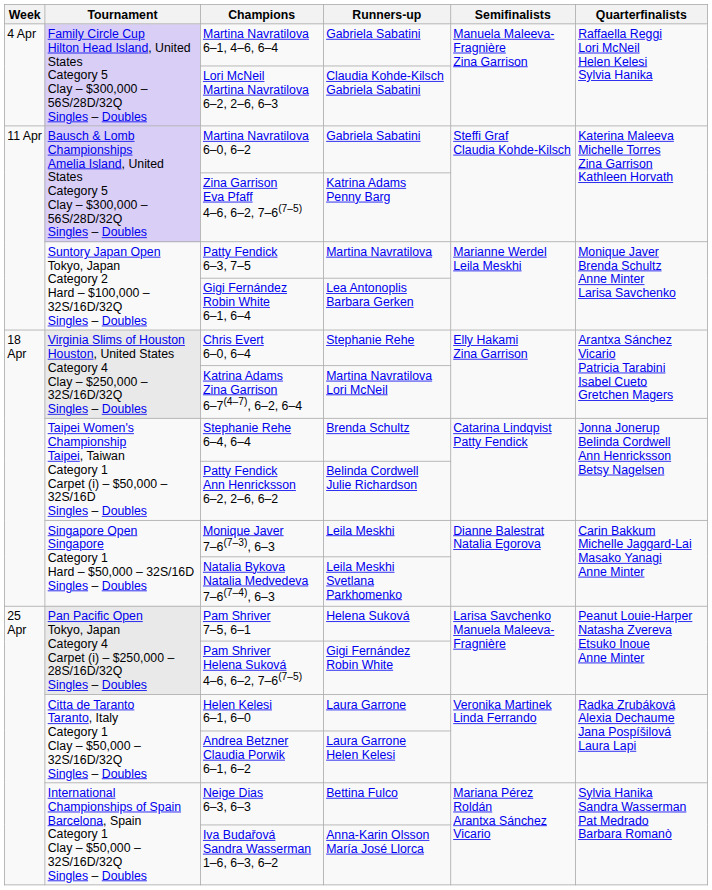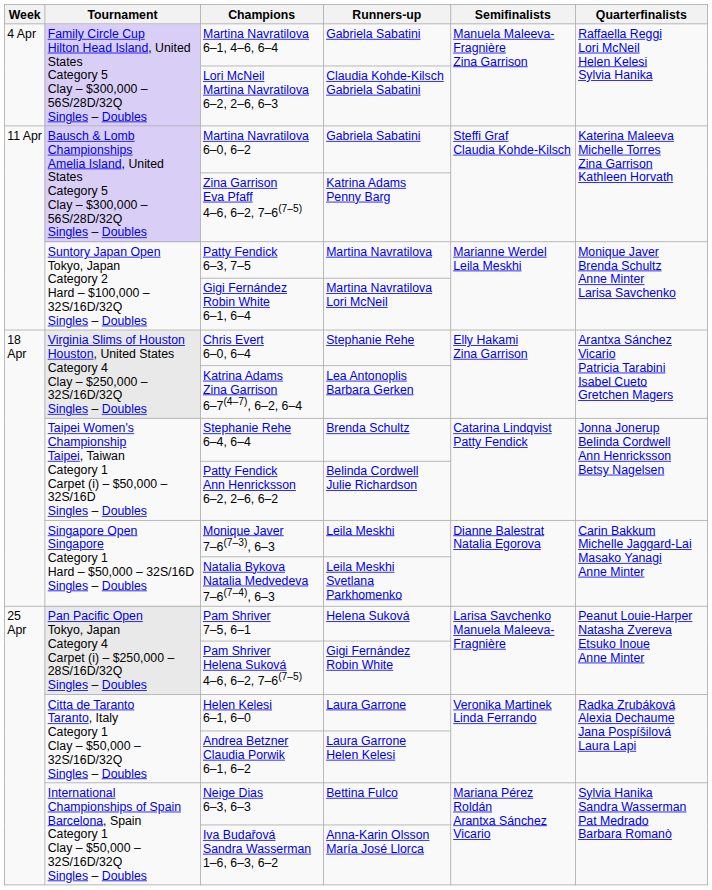(370, 295) Lea Antonoplis Barbara Gerken -> (379, 295) Martina Navratilova Lori McNeil
(379, 383) Martina Navratilova Lori McNeil -> (370, 383) Lea Antonoplis Barbara Gerken
